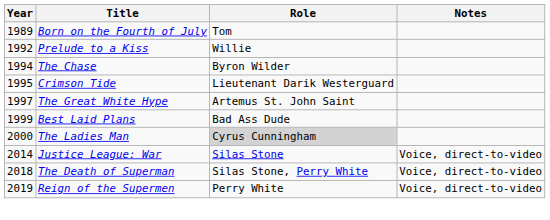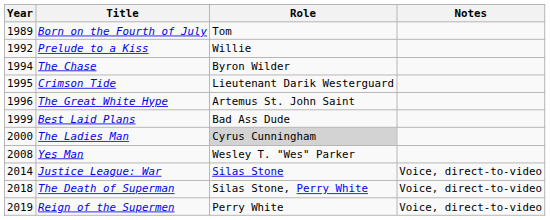(20, 101) 1997 -> (20, 101) 1996
+ row: (61, 154)
